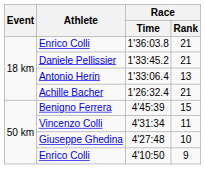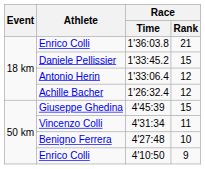(186, 60) 21 -> (186, 60) 15
(186, 76) 13 -> (186, 76) 12
(186, 92) 21 -> (186, 92) 12
(75, 108) Benigno Ferrera -> (81, 108) Giuseppe Ghedina
(81, 140) Giuseppe Ghedina -> (75, 140) Benigno Ferrera
